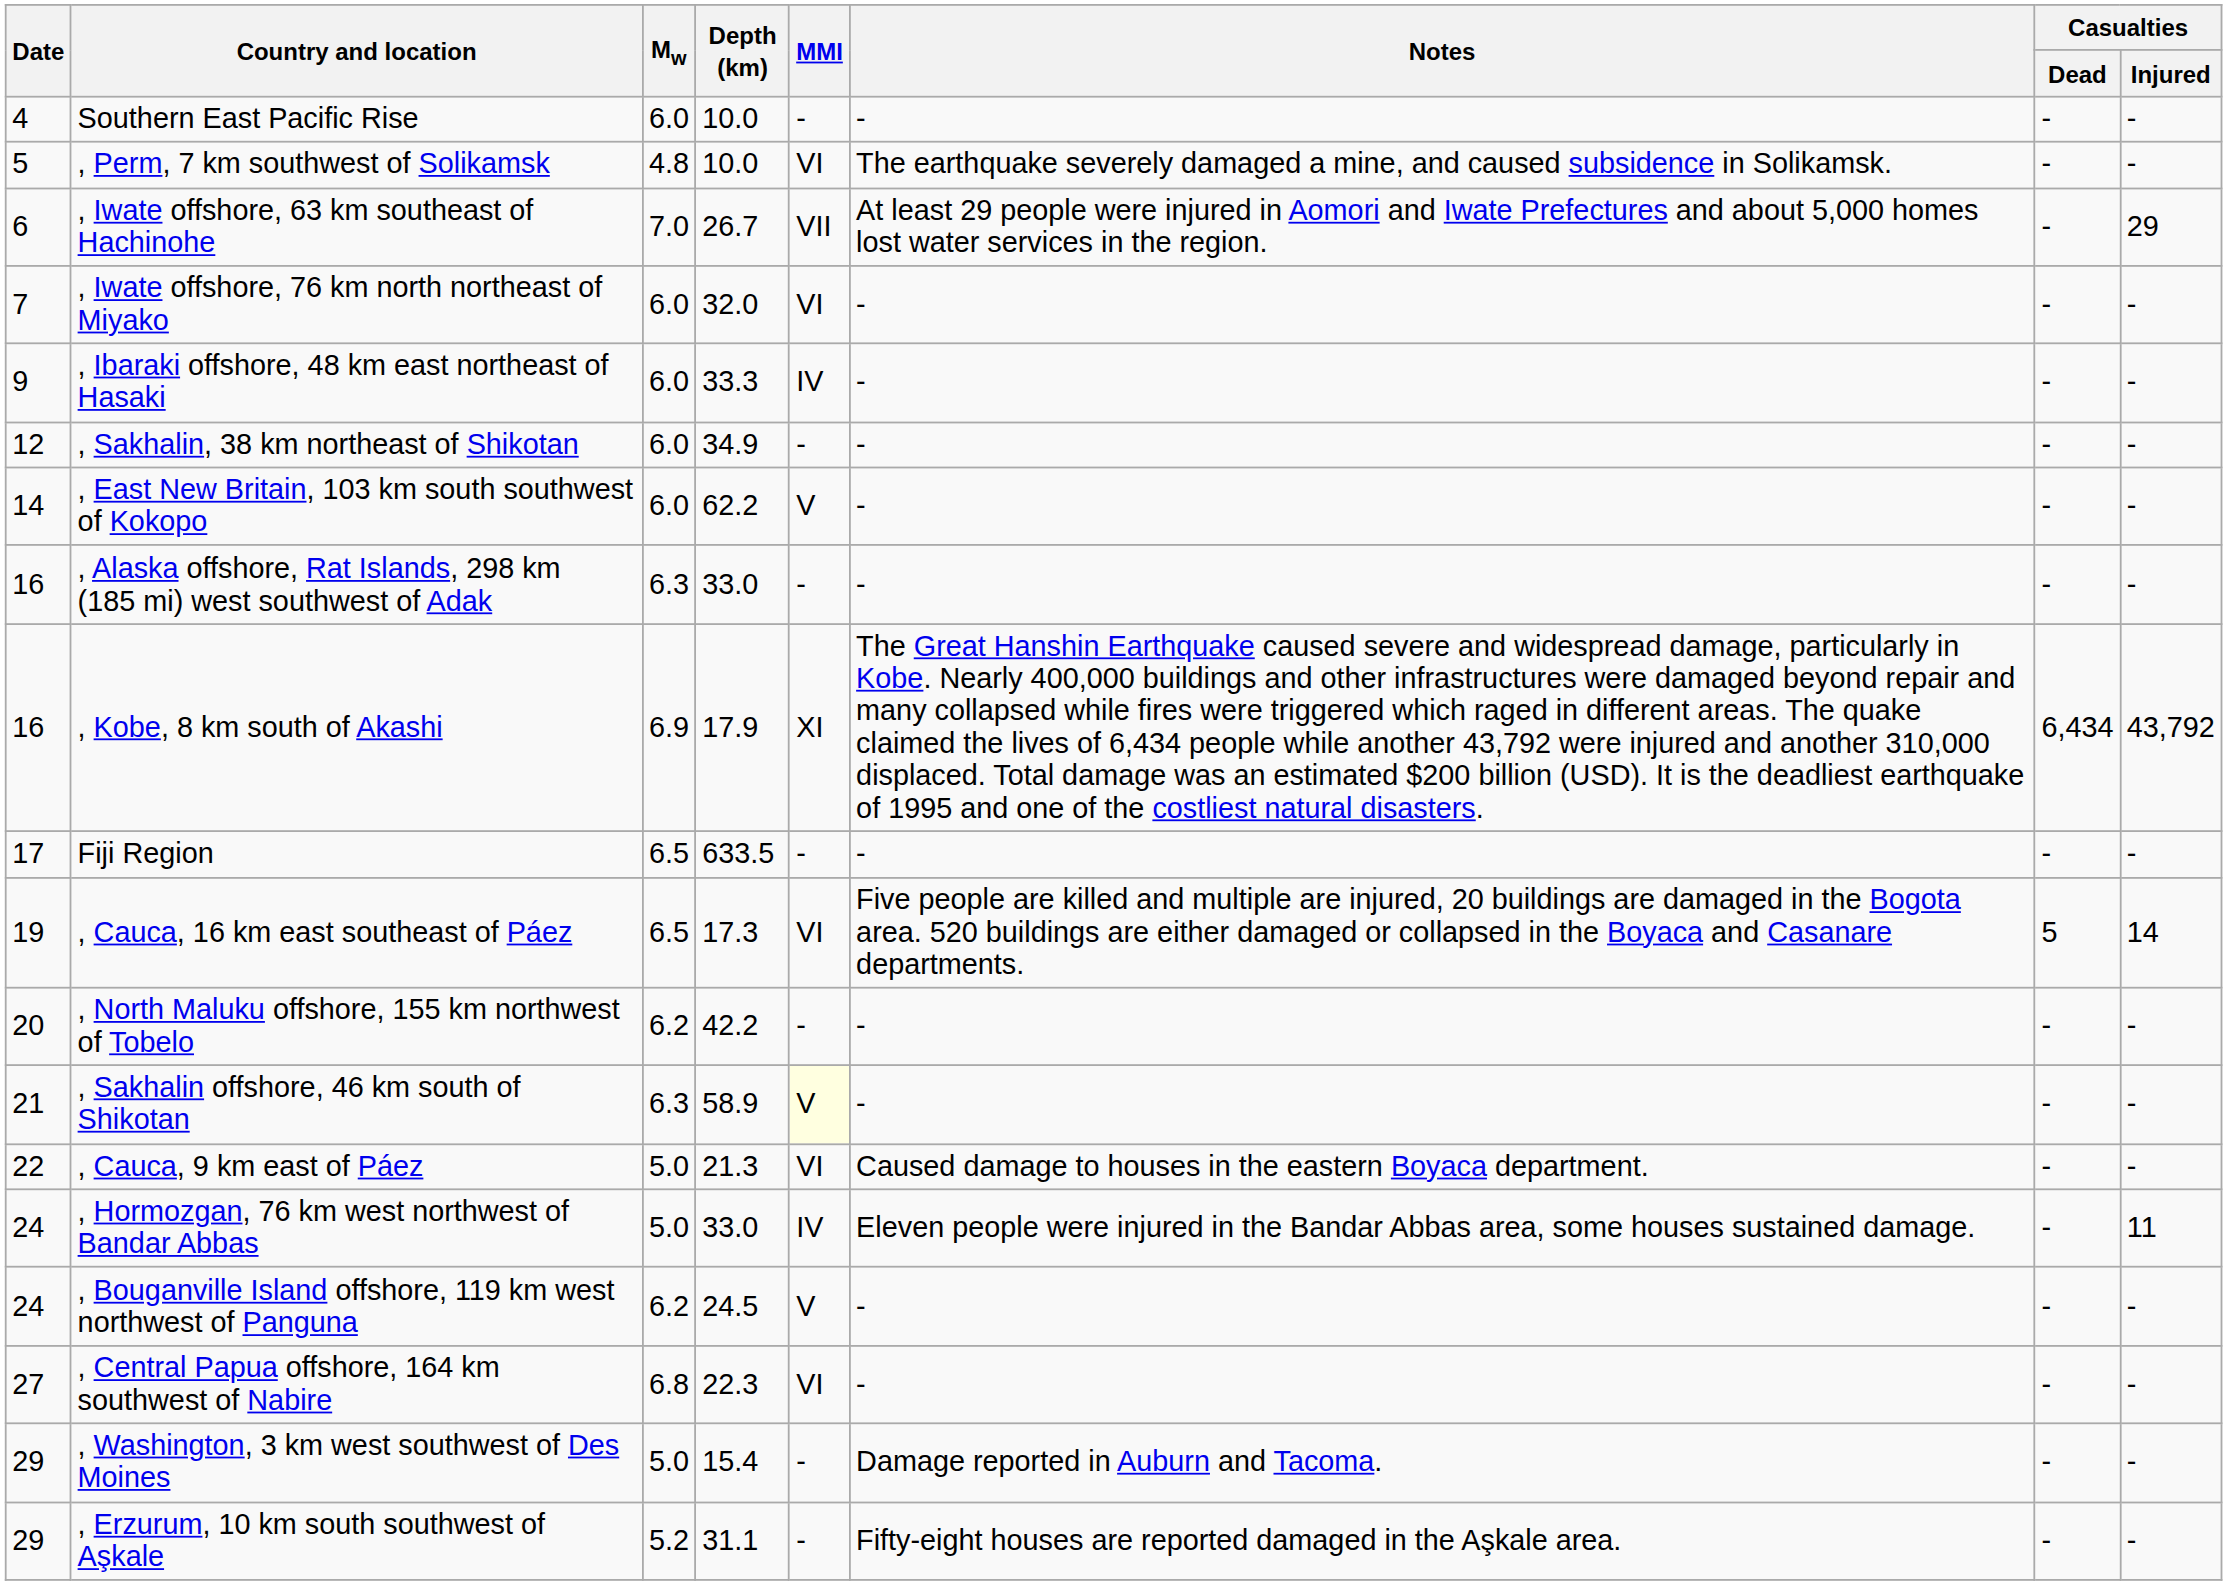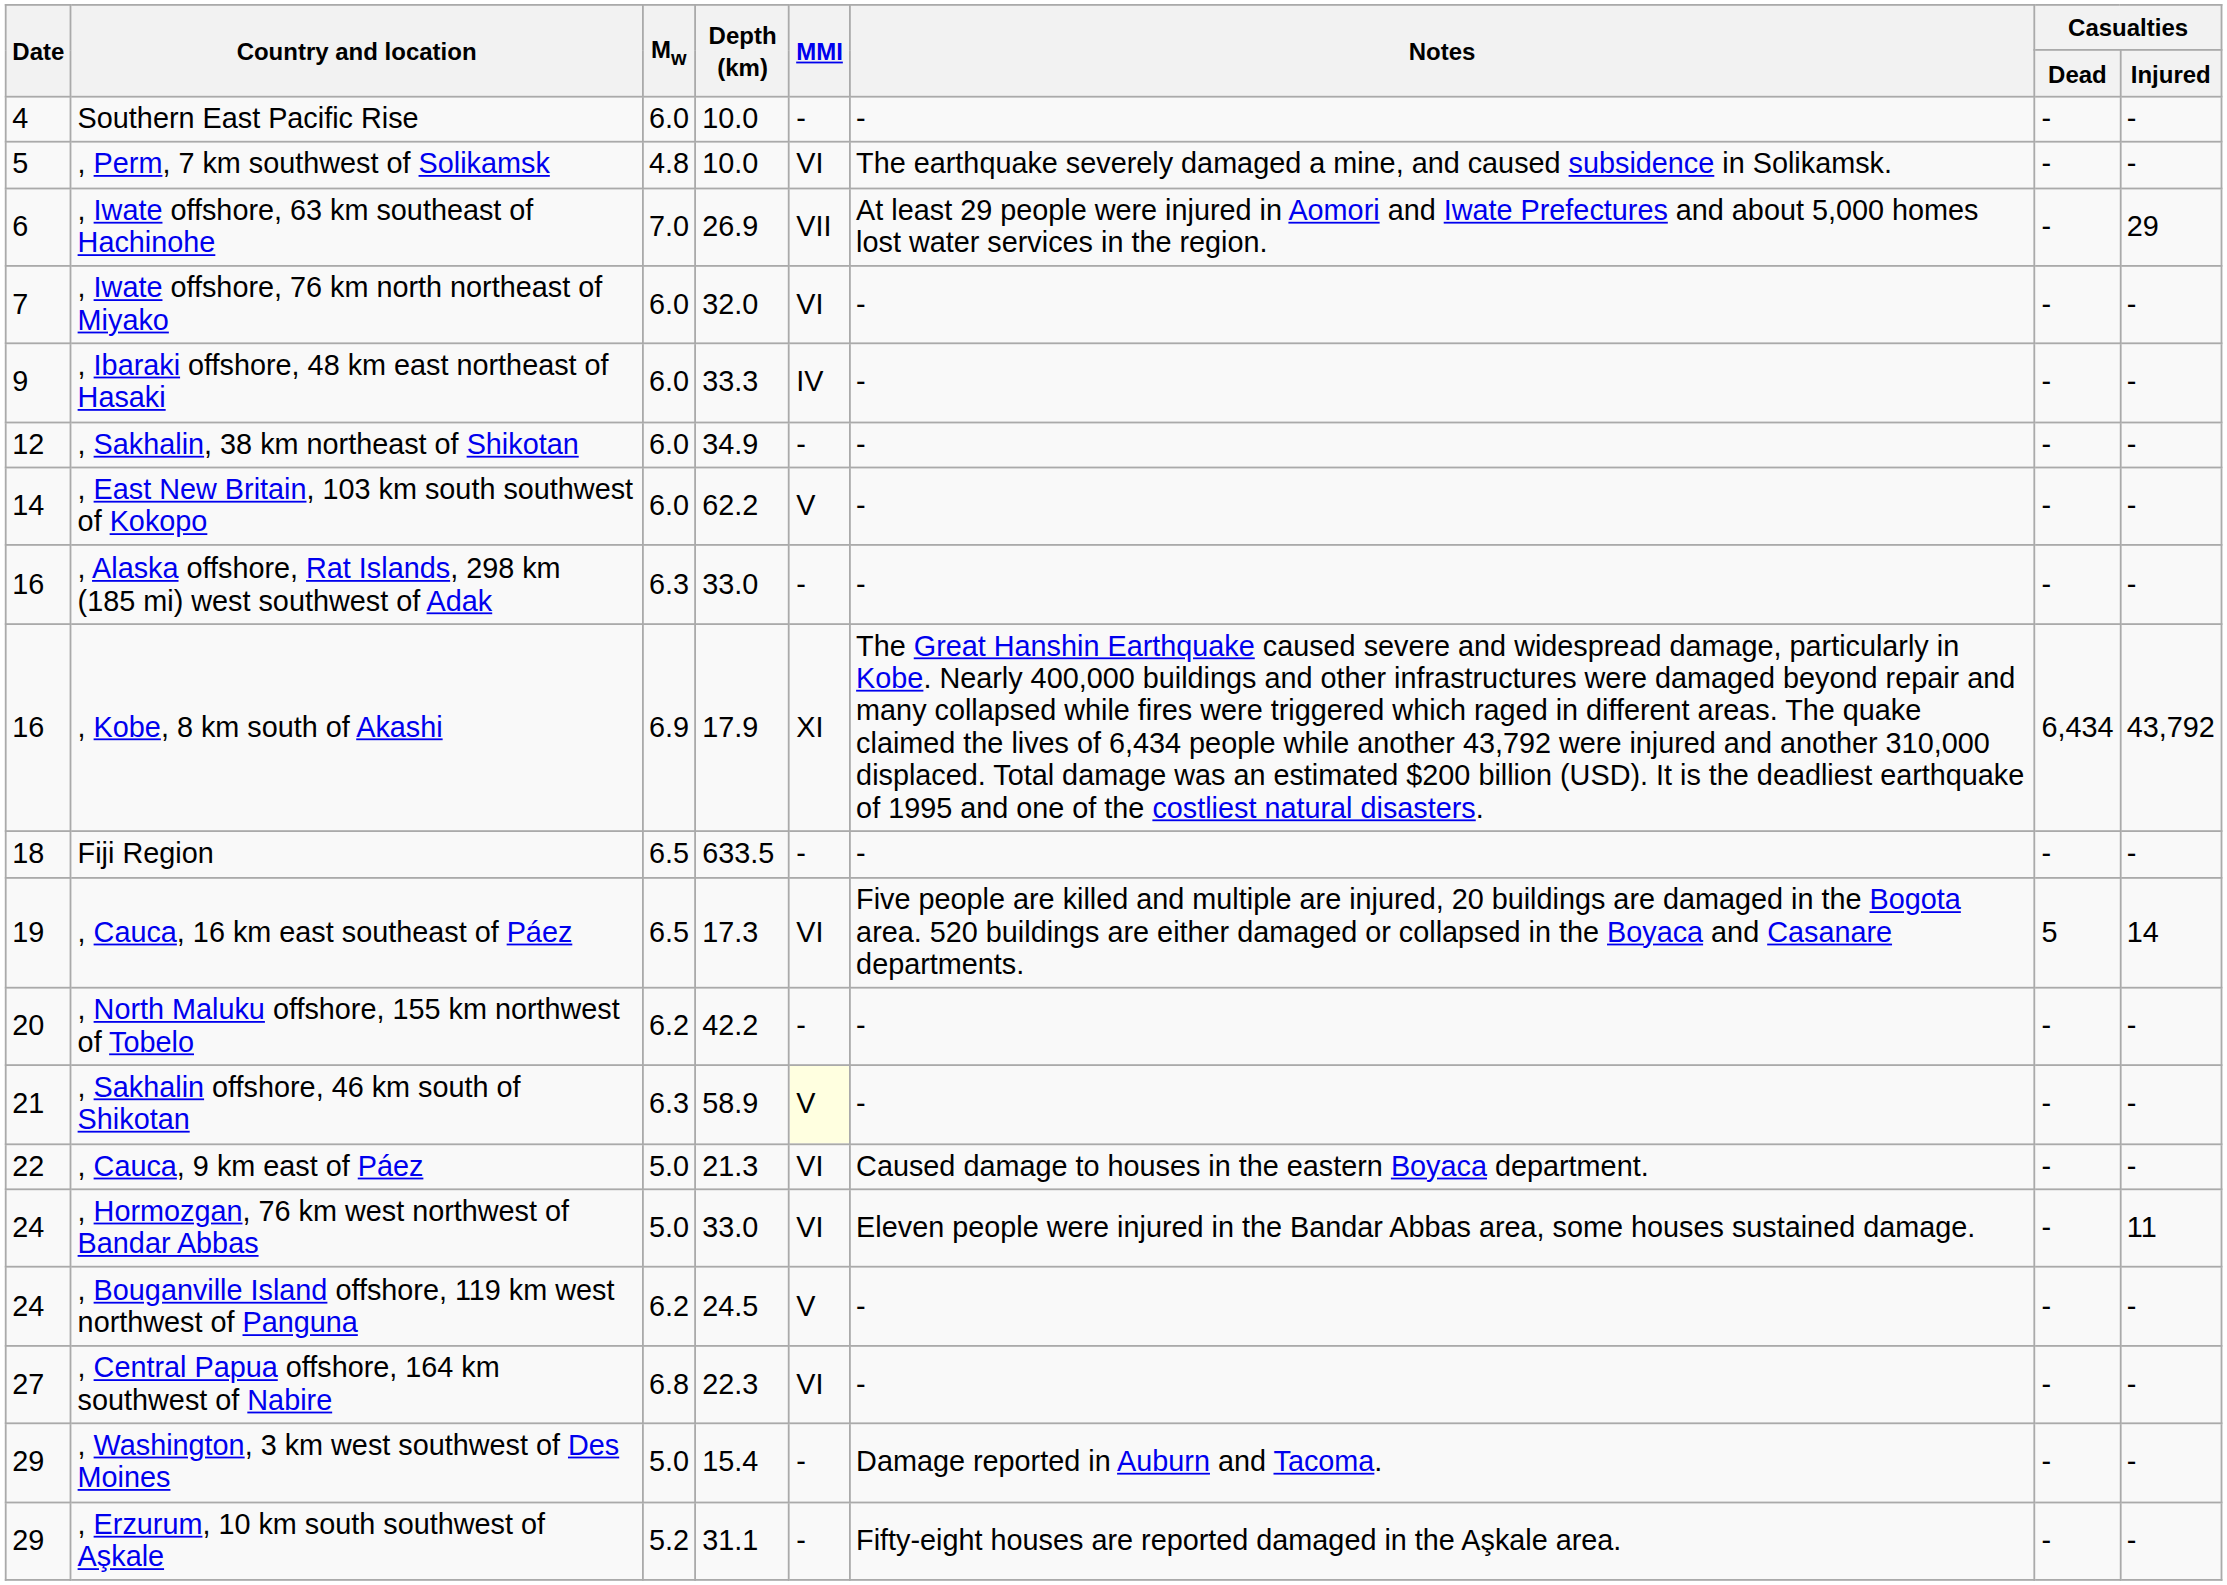(730, 226) 26.7 -> (730, 226) 26.9
(28, 853) 17 -> (28, 853) 18
(810, 1227) IV -> (810, 1227) VI
